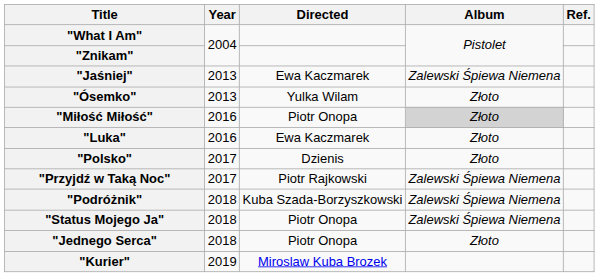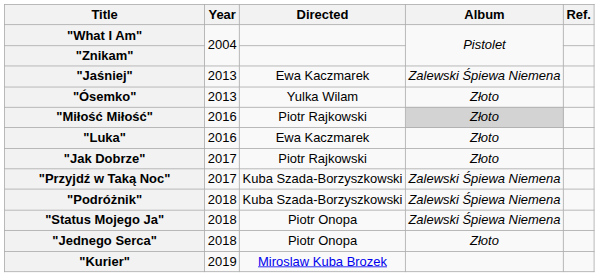(323, 117) Piotr Onopa -> (323, 117) Piotr Rajkowski
- row: (105, 158)
+ row: (105, 158)
(323, 179) Piotr Rajkowski -> (323, 179) Kuba Szada-Borzyszkowski
